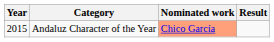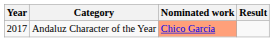(17, 28) 2015 -> (17, 28) 2017
